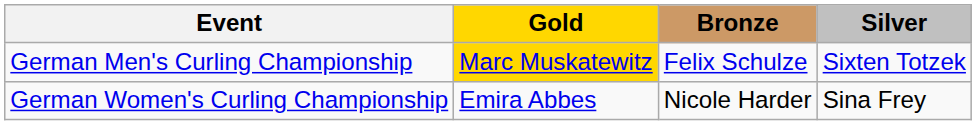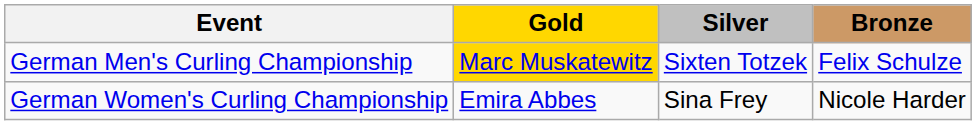columns swapped: (894, 23) <-> (738, 23)
